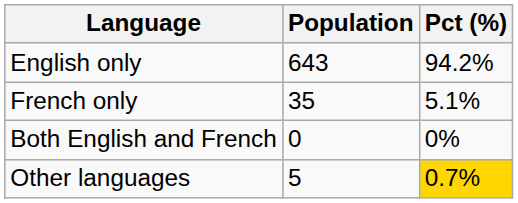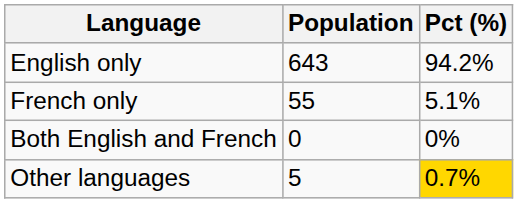(301, 100) 35 -> (301, 100) 55
